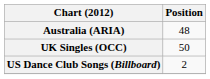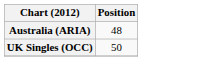- row: (84, 64)
